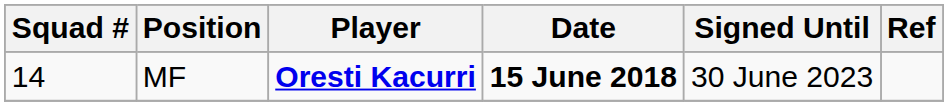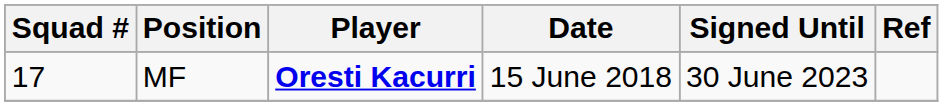(29, 76) 14 -> (29, 76) 17
(583, 76) bold -> (581, 76) normal
